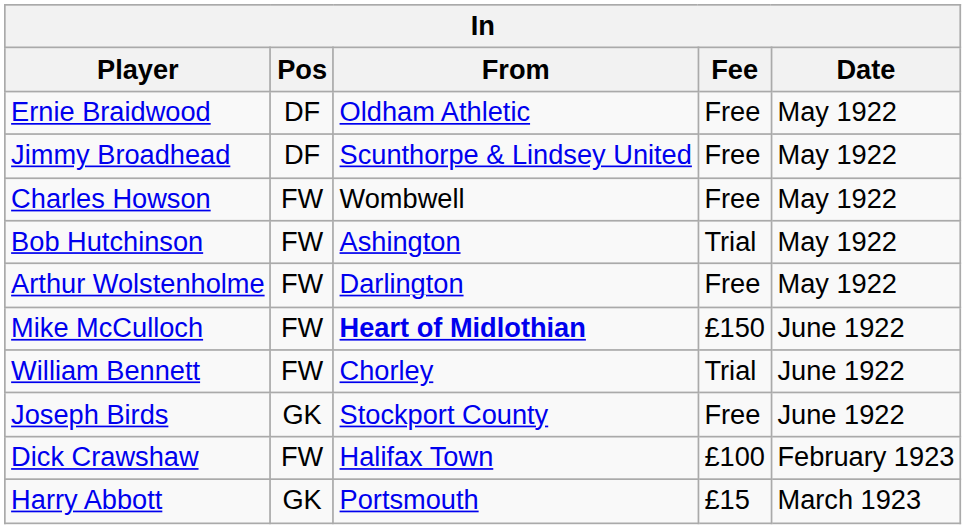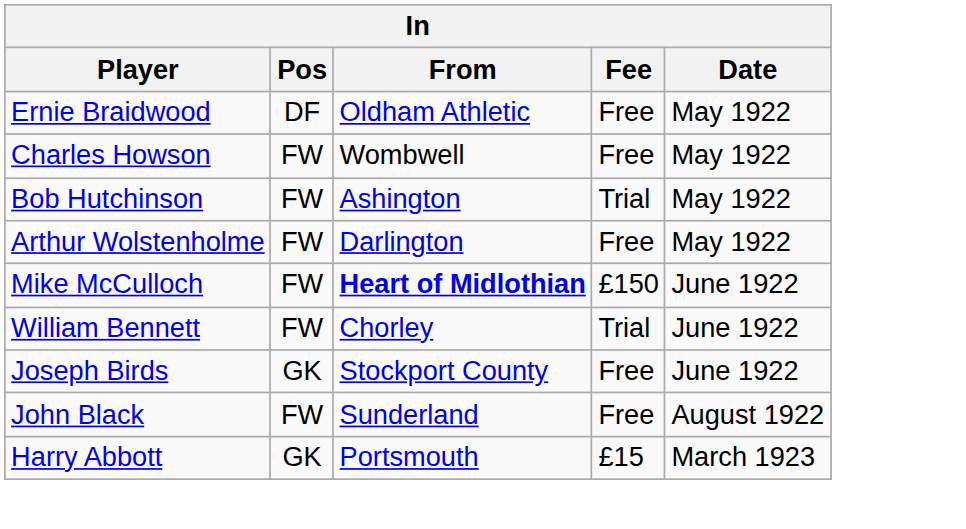- row: (121, 155)
+ row: (78, 414)
- row: (105, 457)
